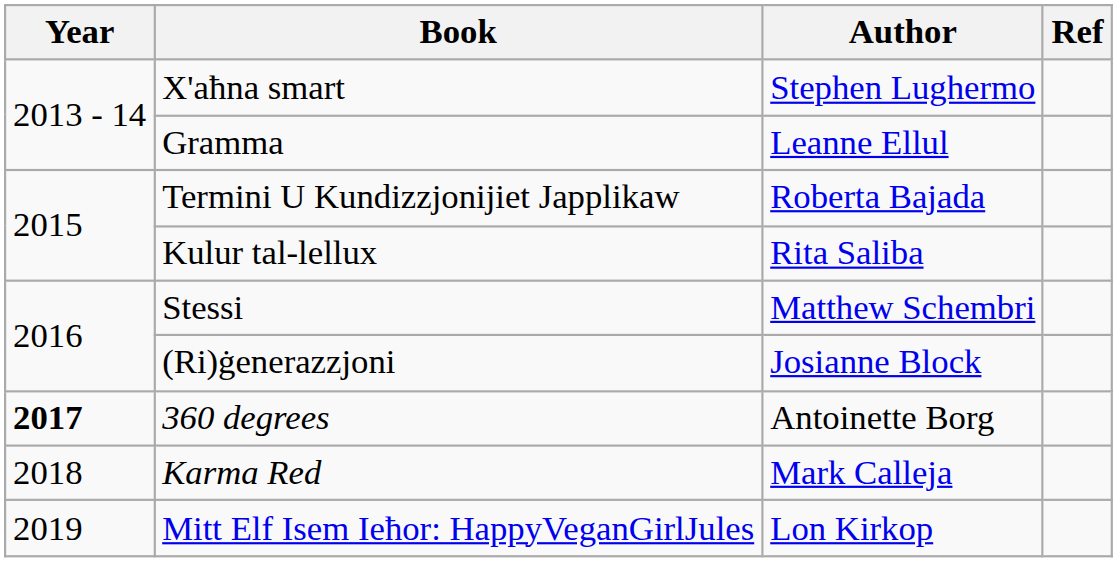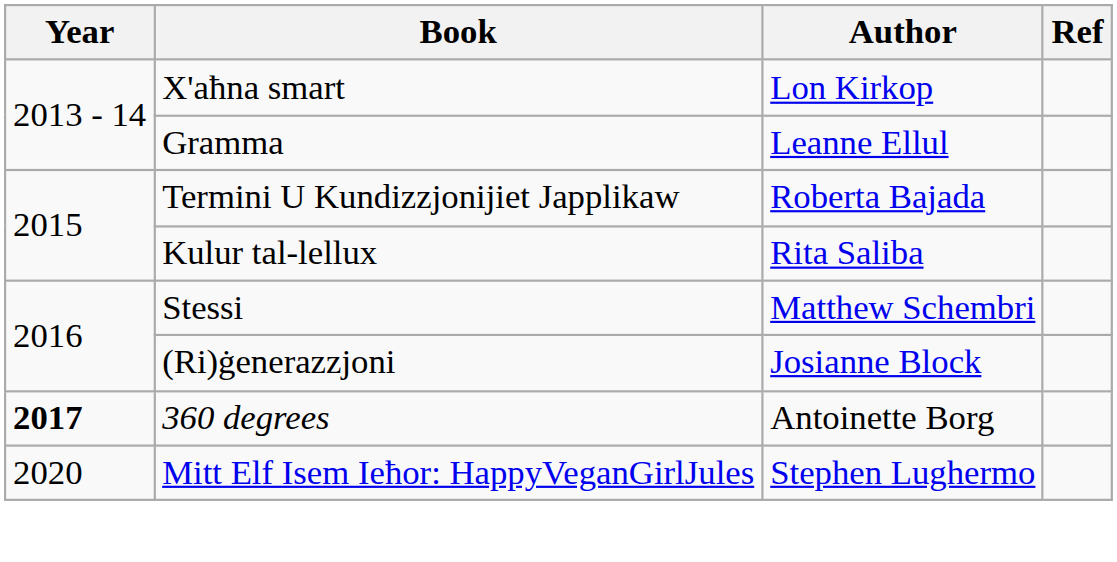(903, 87) Stephen Lughermo -> (852, 87) Lon Kirkop
- row: (242, 472)
(48, 527) 2019 -> (48, 472) 2020
(852, 527) Lon Kirkop -> (903, 472) Stephen Lughermo
